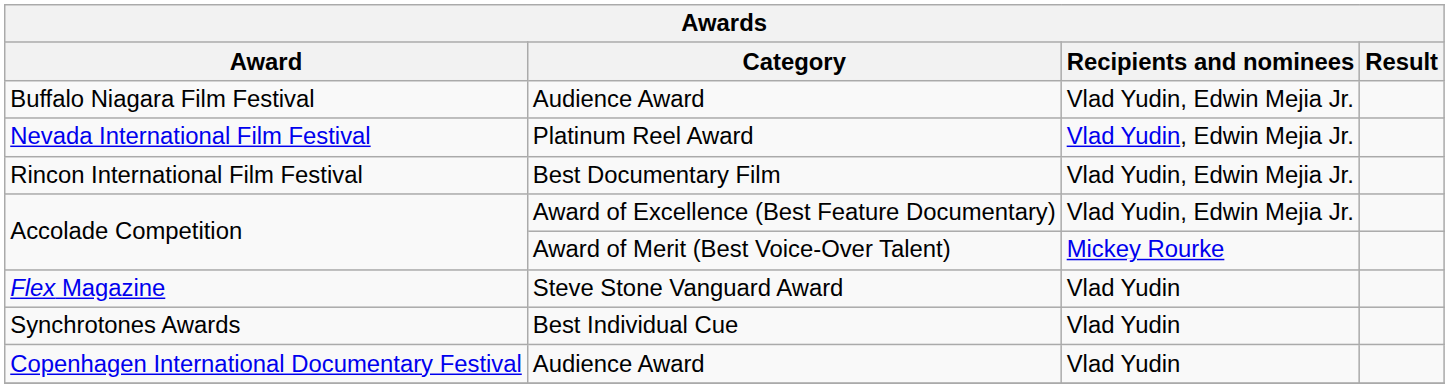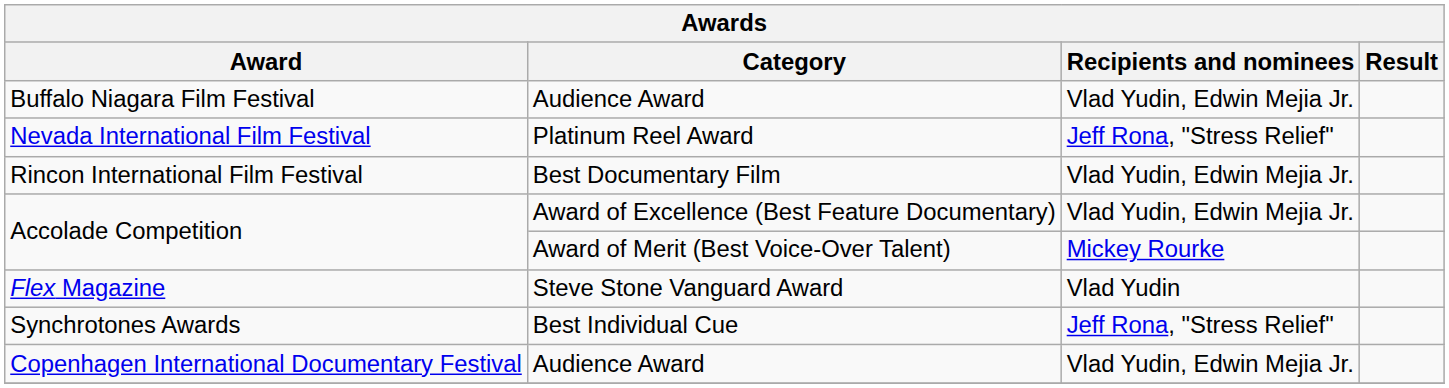(1210, 136) Vlad Yudin, Edwin Mejia Jr. -> (1200, 136) Jeff Rona, "Stress Relief"
(1123, 325) Vlad Yudin -> (1200, 325) Jeff Rona, "Stress Relief"
(1123, 363) Vlad Yudin -> (1210, 363) Vlad Yudin, Edwin Mejia Jr.
